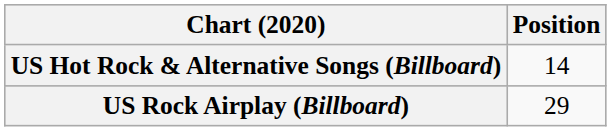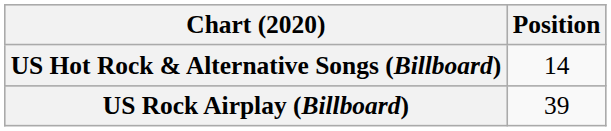(557, 105) 29 -> (557, 105) 39
